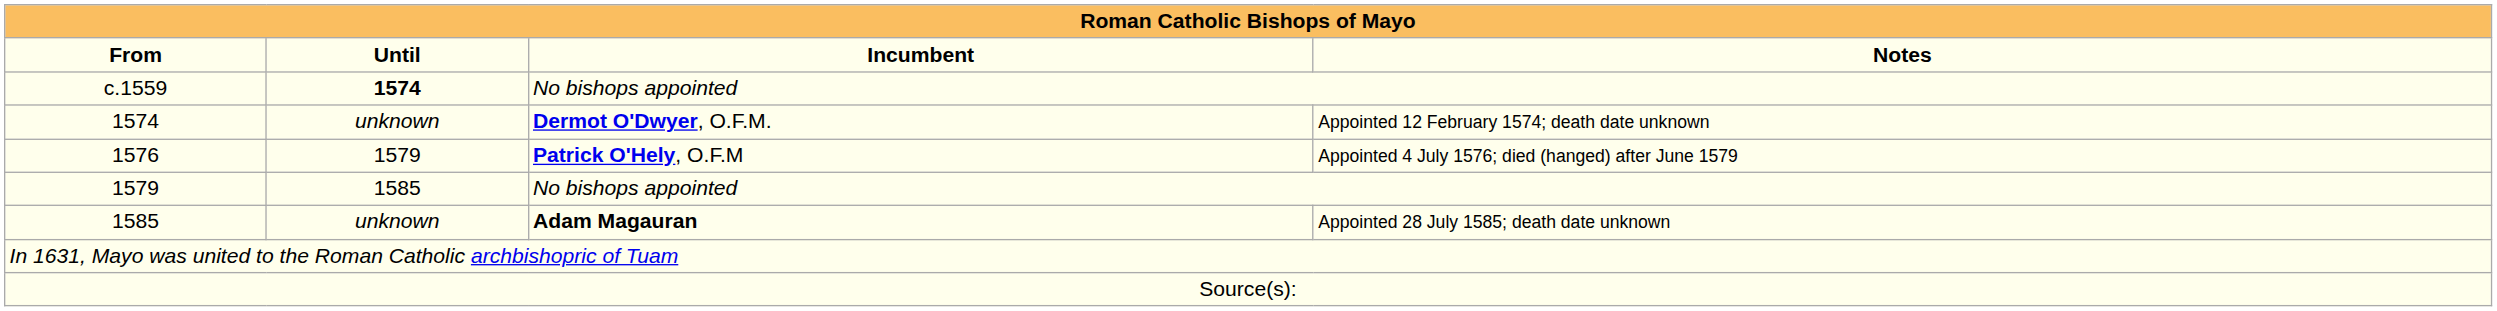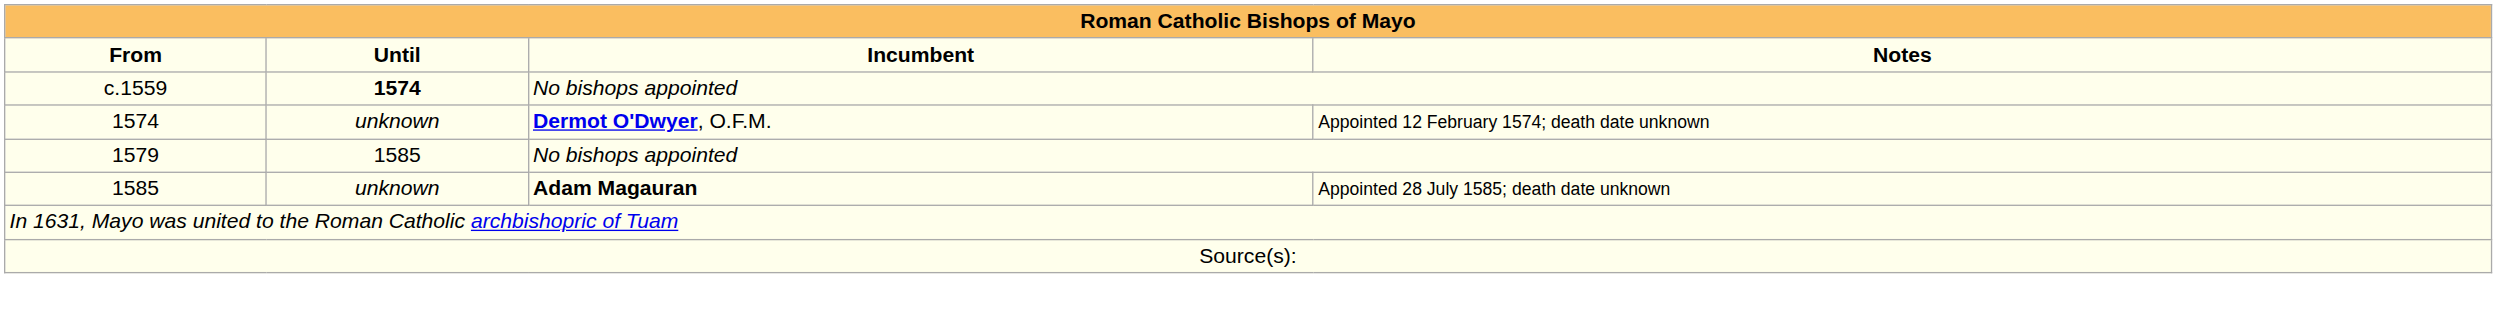- row: (136, 155)
